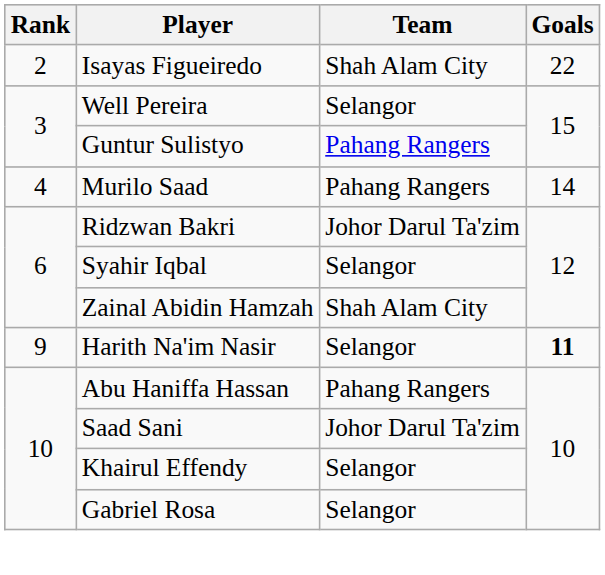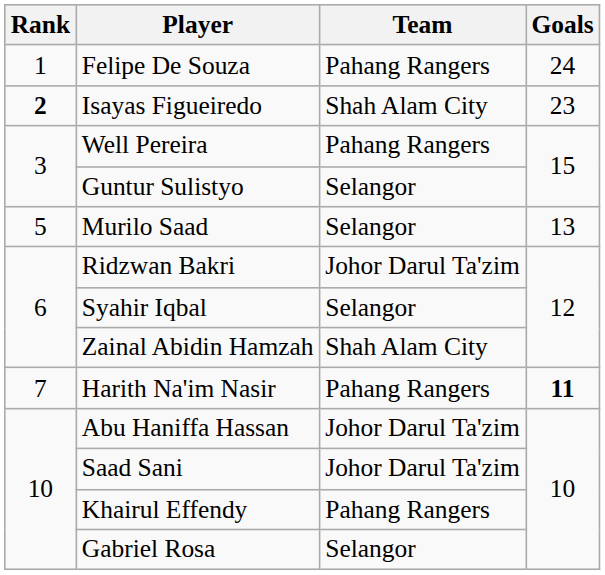+ row: (166, 65)
(40, 65) normal -> (40, 105) bold
(563, 65) 22 -> (563, 105) 23
(370, 105) Selangor -> (408, 145) Pahang Rangers
(408, 145) Pahang Rangers -> (370, 186) Selangor
(40, 186) 4 -> (40, 226) 5
(408, 186) Pahang Rangers -> (370, 226) Selangor
(563, 186) 14 -> (563, 226) 13
(40, 347) 9 -> (40, 387) 7
(370, 347) Selangor -> (408, 387) Pahang Rangers
(408, 387) Pahang Rangers -> (422, 428) Johor Darul Ta'zim
(370, 468) Selangor -> (408, 508) Pahang Rangers
